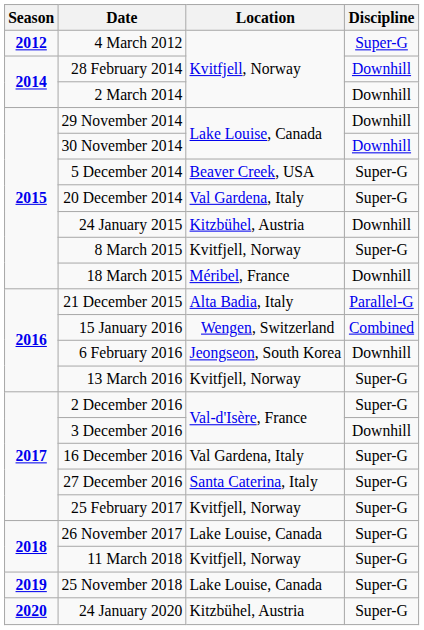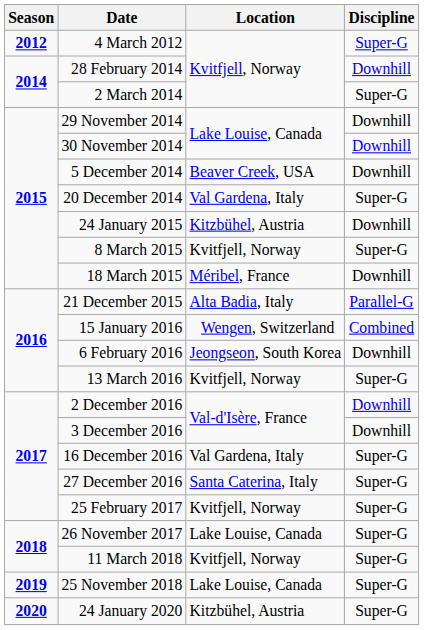(382, 95) Downhill -> (382, 95) Super-G
(382, 172) Super-G -> (382, 172) Downhill
(382, 404) Super-G -> (382, 404) Downhill
